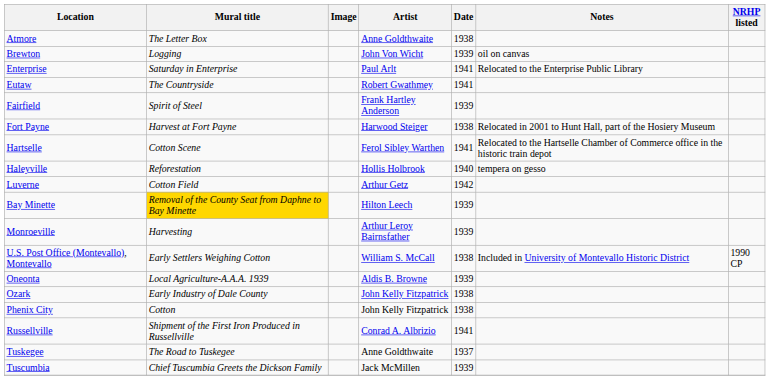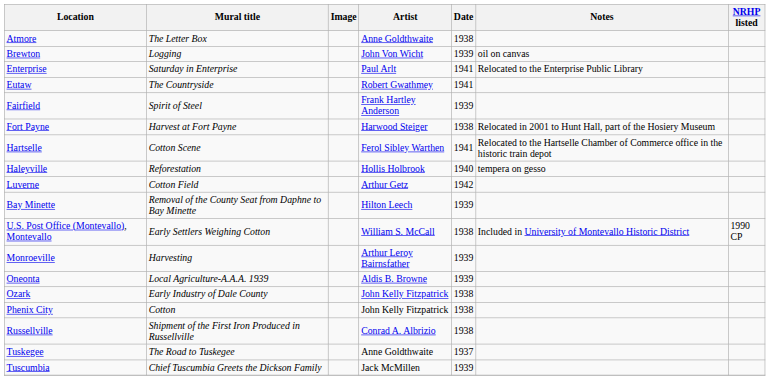(235, 205) gold background -> (235, 205) no background
rows swapped: (67, 258) <-> (31, 231)
(464, 331) 1941 -> (464, 331) 1938
